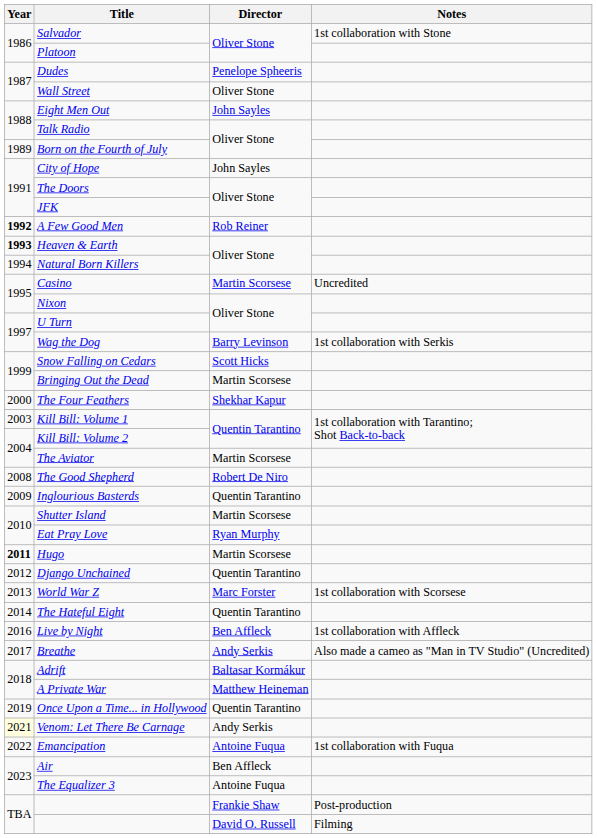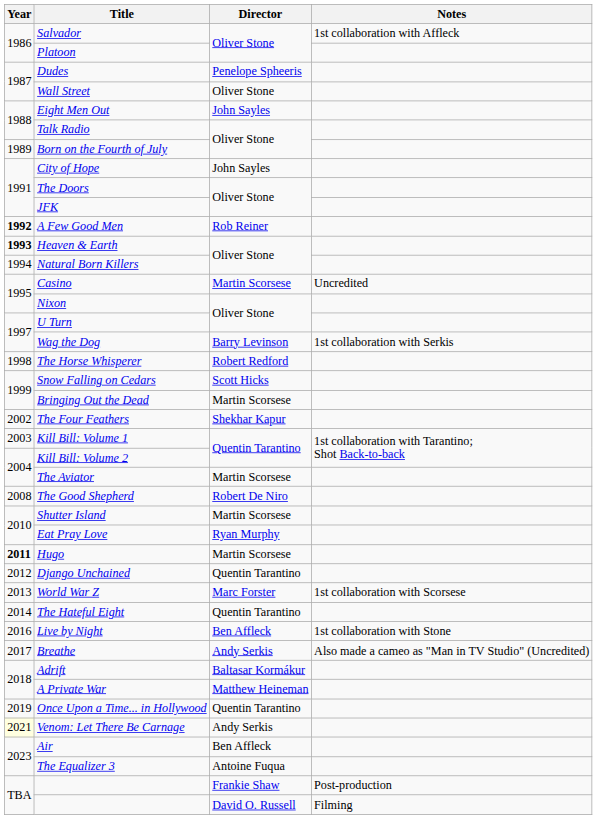(382, 33) 1st collaboration with Stone -> (387, 33) 1st collaboration with Affleck
+ row: (89, 361)
(19, 399) 2000 -> (19, 419) 2002
- row: (88, 496)
(387, 631) 1st collaboration with Affleck -> (382, 631) 1st collaboration with Stone
- row: (71, 746)
